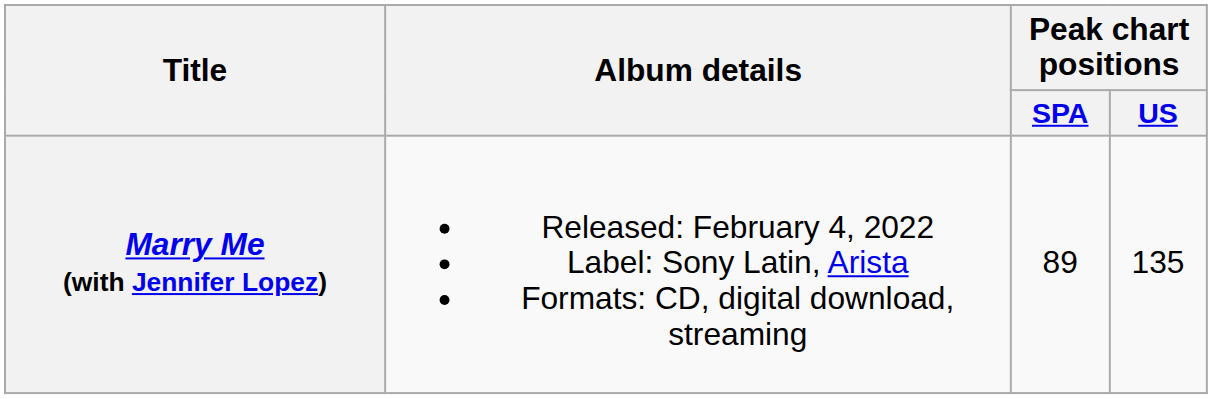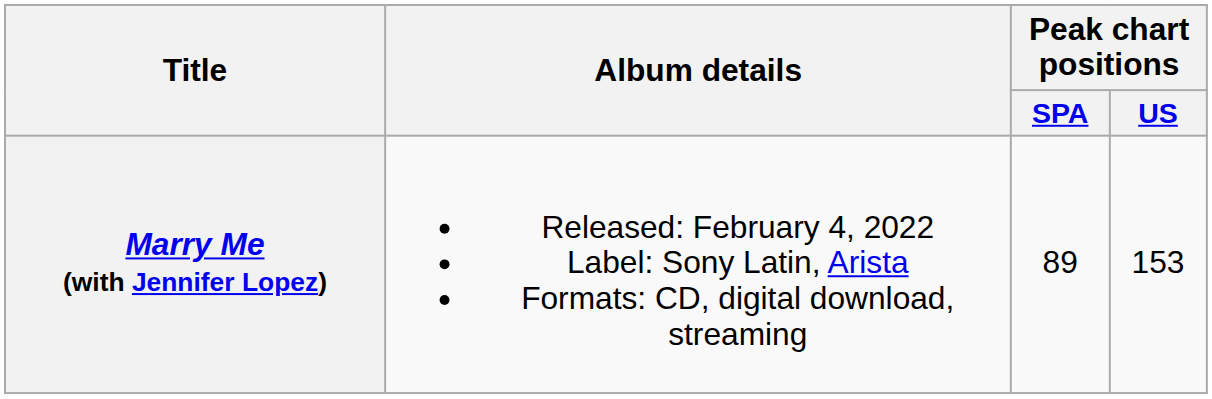(1158, 263) 135 -> (1158, 263) 153
